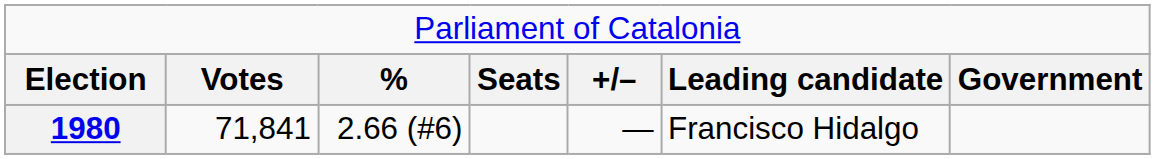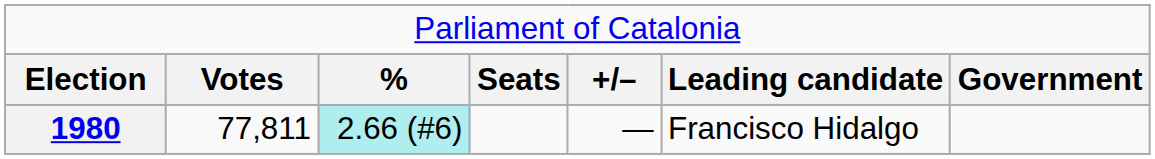(263, 128) 71,841 -> (264, 128) 77,811
(400, 128) no background -> (400, 128) paleturquoise background
